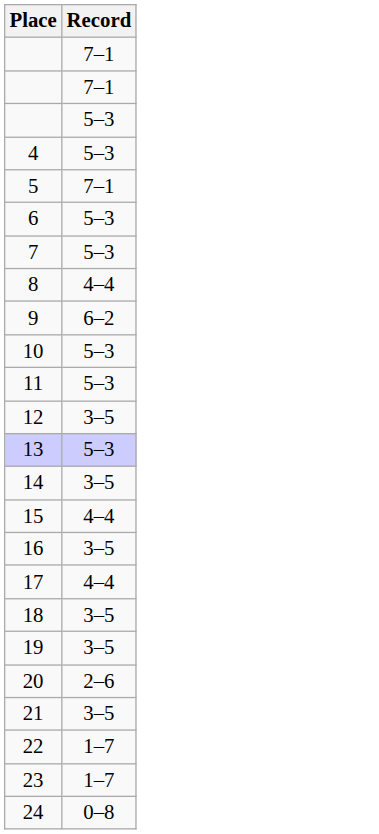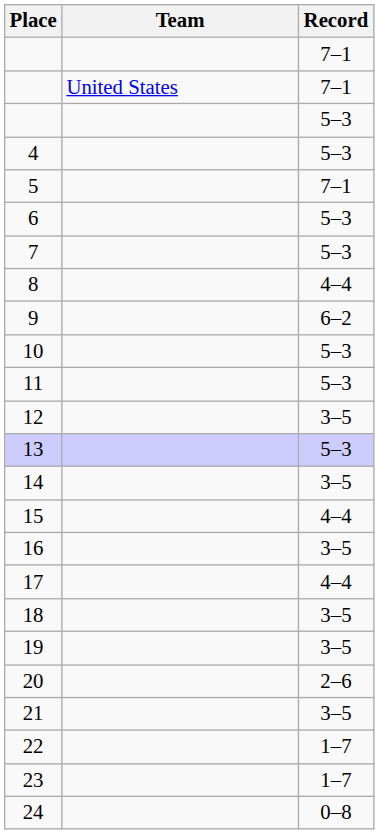+ column: (180, 20)
